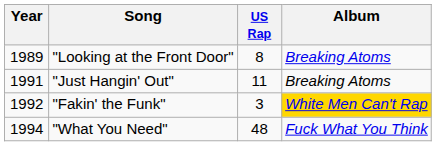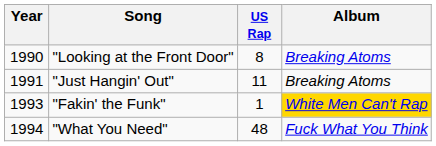(27, 57) 1989 -> (27, 57) 1990
(27, 104) 1992 -> (27, 104) 1993
(259, 104) 3 -> (259, 104) 1
